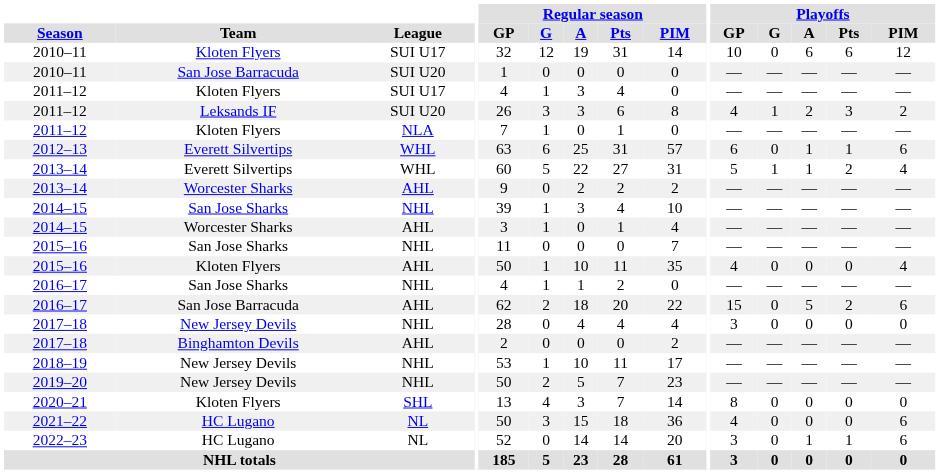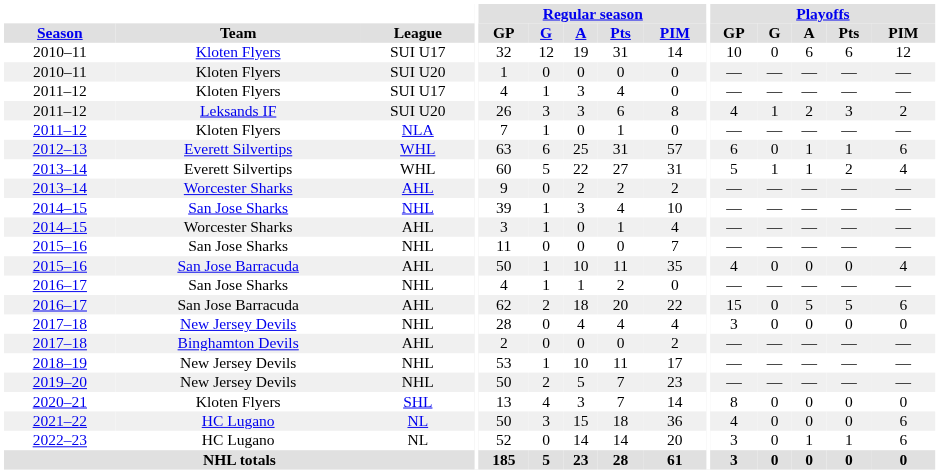(238, 71) San Jose Barracuda -> (238, 71) Kloten Flyers
(238, 265) Kloten Flyers -> (238, 265) San Jose Barracuda
(849, 304) 2 -> (849, 304) 5
